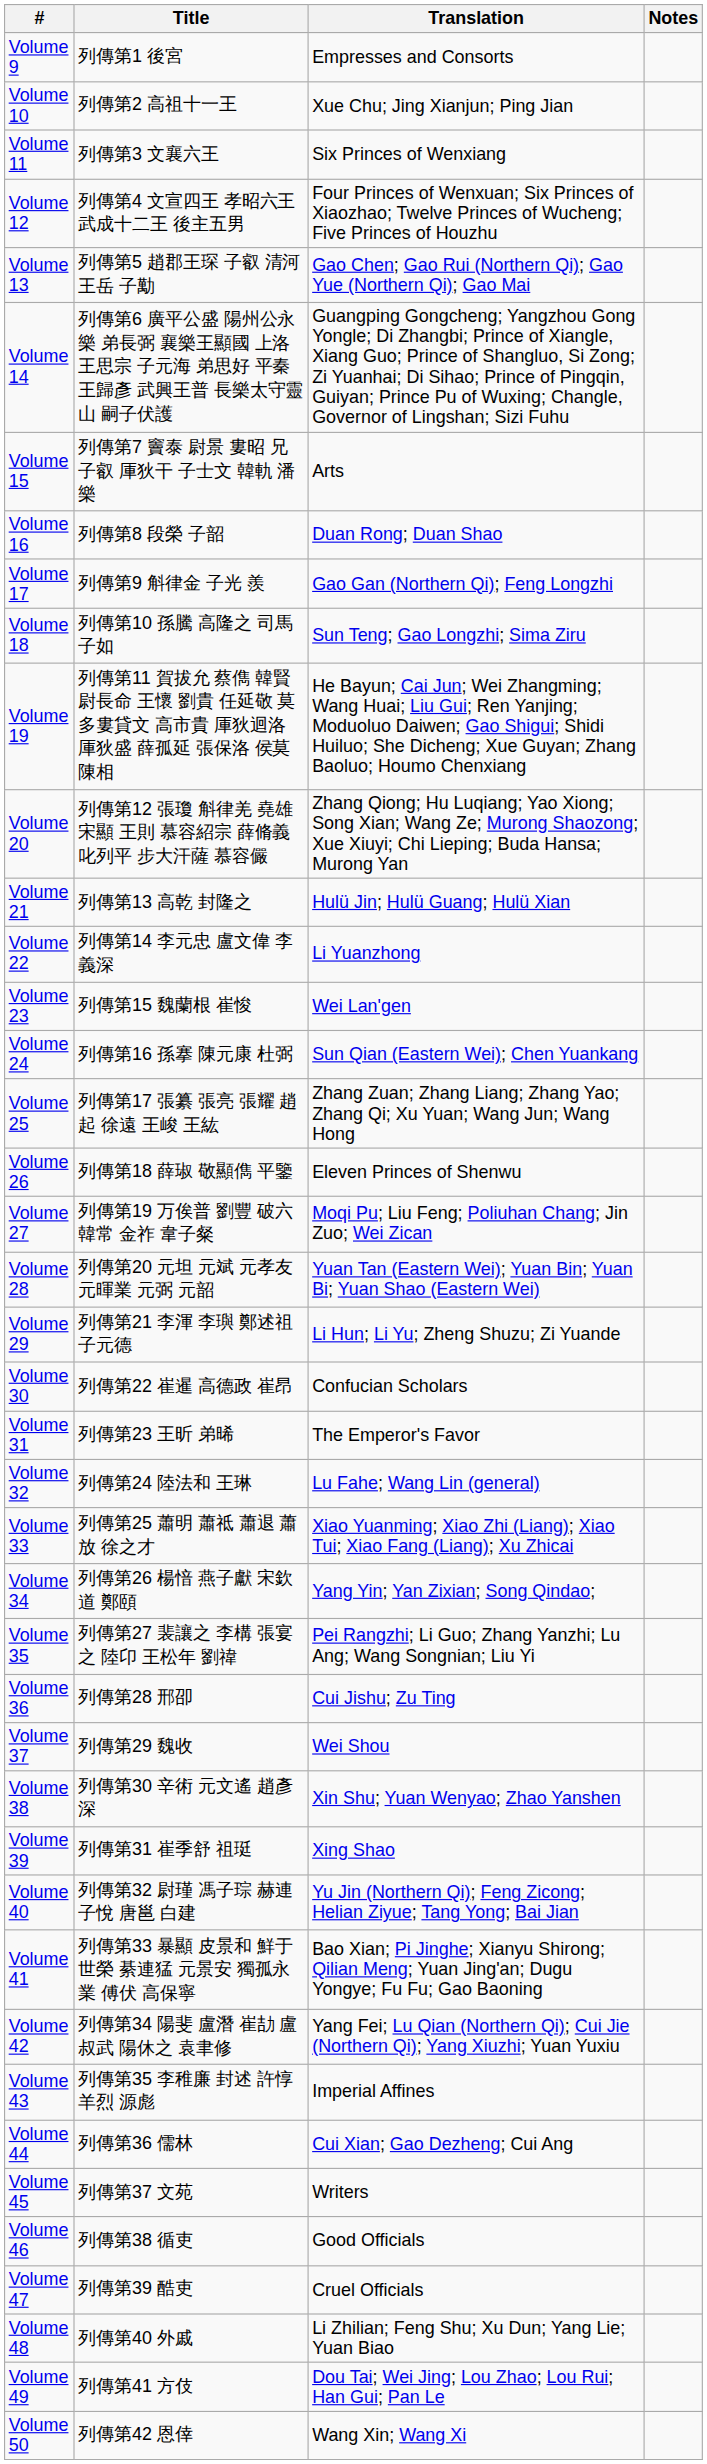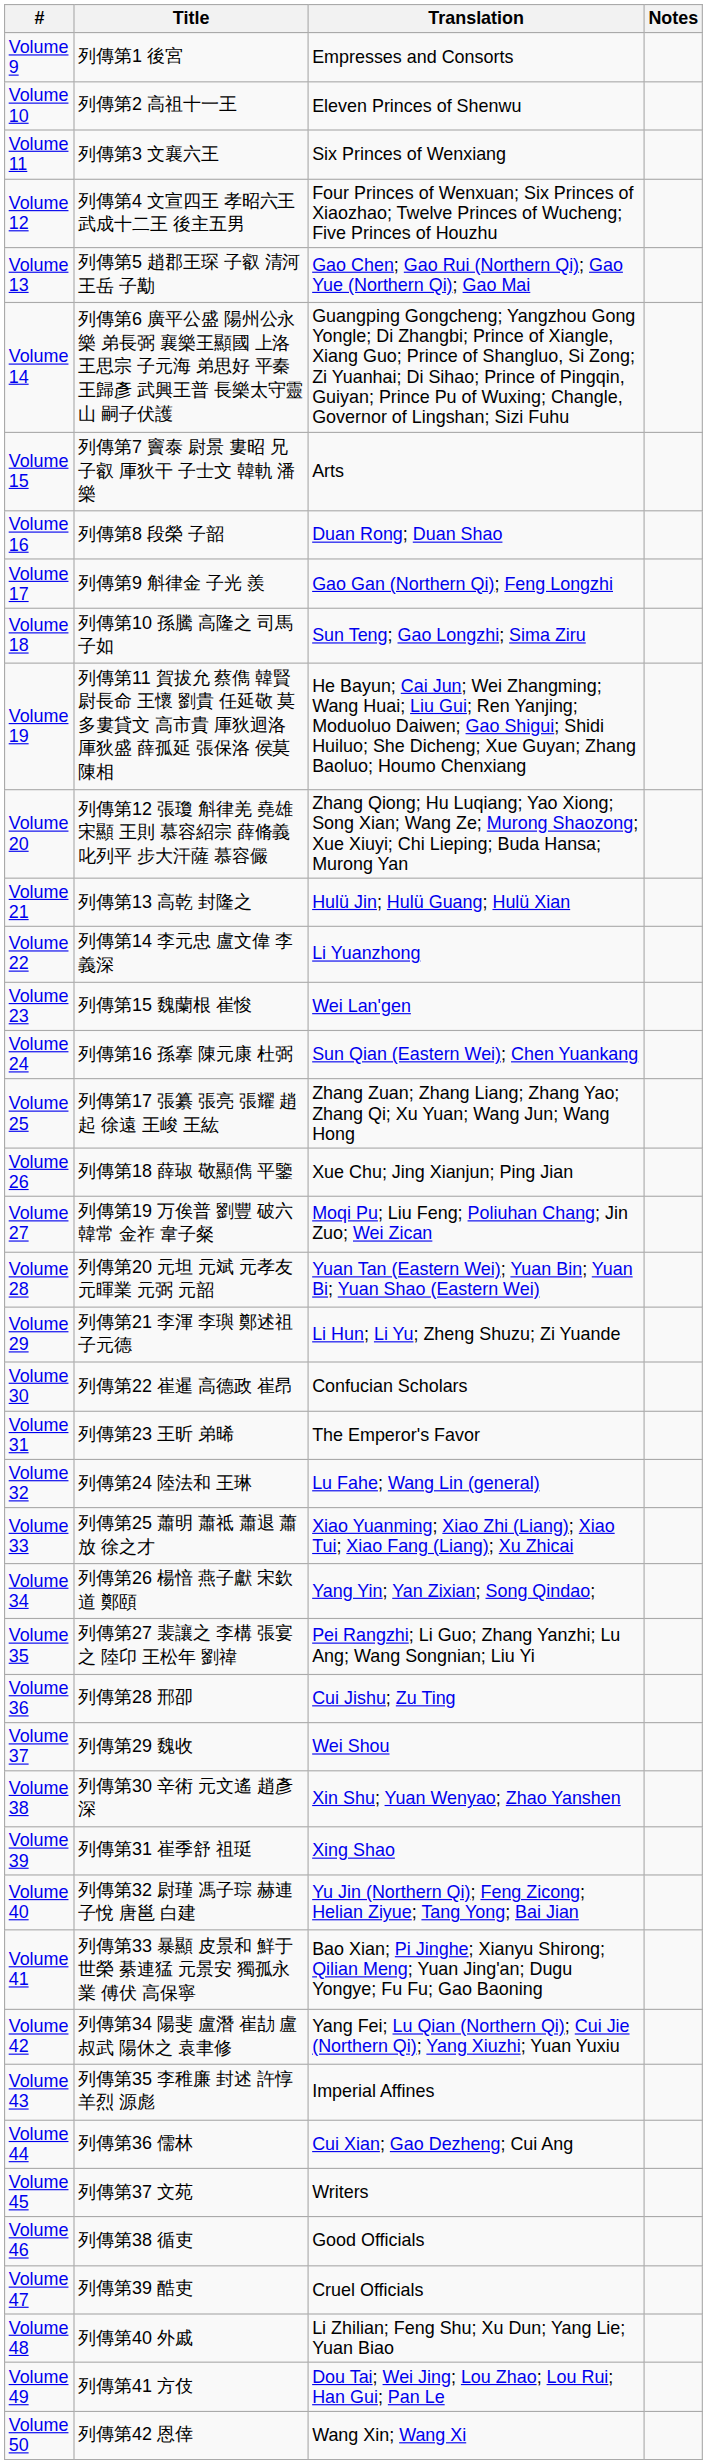(443, 105) Xue Chu; Jing Xianjun; Ping Jian -> (417, 105) Eleven Princes of Shenwu
(417, 1172) Eleven Princes of Shenwu -> (443, 1172) Xue Chu; Jing Xianjun; Ping Jian
